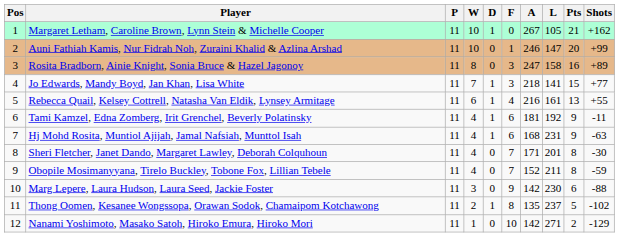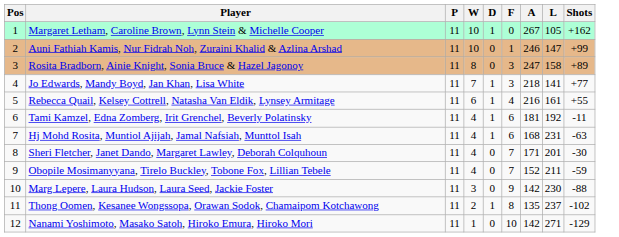- column: (574, 13)
